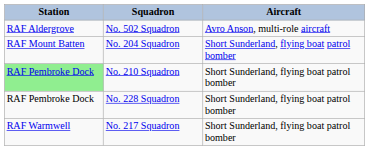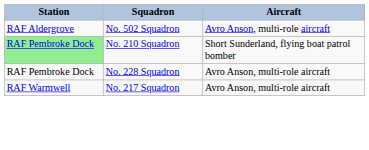- row: (143, 44)
(278, 104) Short Sunderland, flying boat patrol bomber -> (268, 71) Avro Anson, multi-role aircraft
(278, 132) Short Sunderland, flying boat patrol bomber -> (268, 87) Avro Anson, multi-role aircraft
